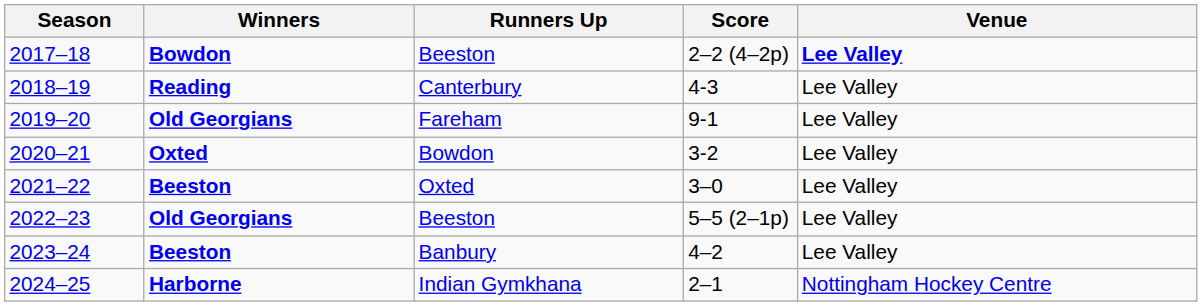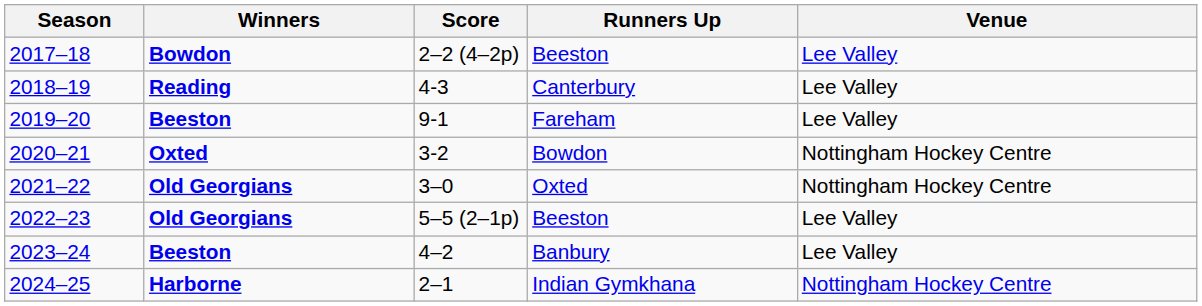columns swapped: (740, 20) <-> (549, 20)
(852, 53) bold -> (850, 53) normal
(221, 119) Old Georgians -> (190, 119) Beeston
(850, 152) Lee Valley -> (927, 152) Nottingham Hockey Centre
(190, 185) Beeston -> (221, 185) Old Georgians
(850, 185) Lee Valley -> (927, 185) Nottingham Hockey Centre
